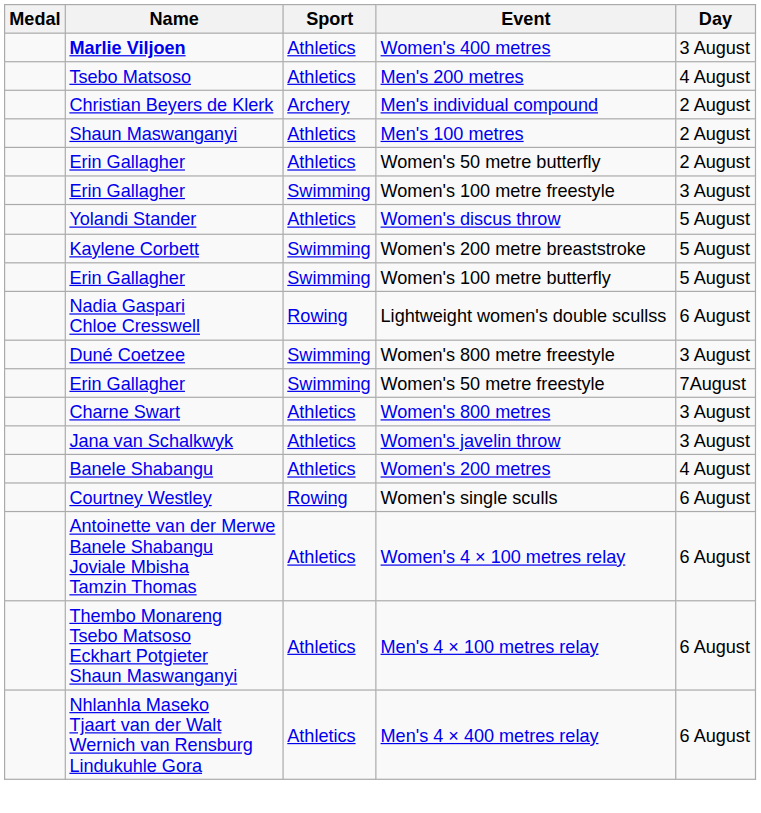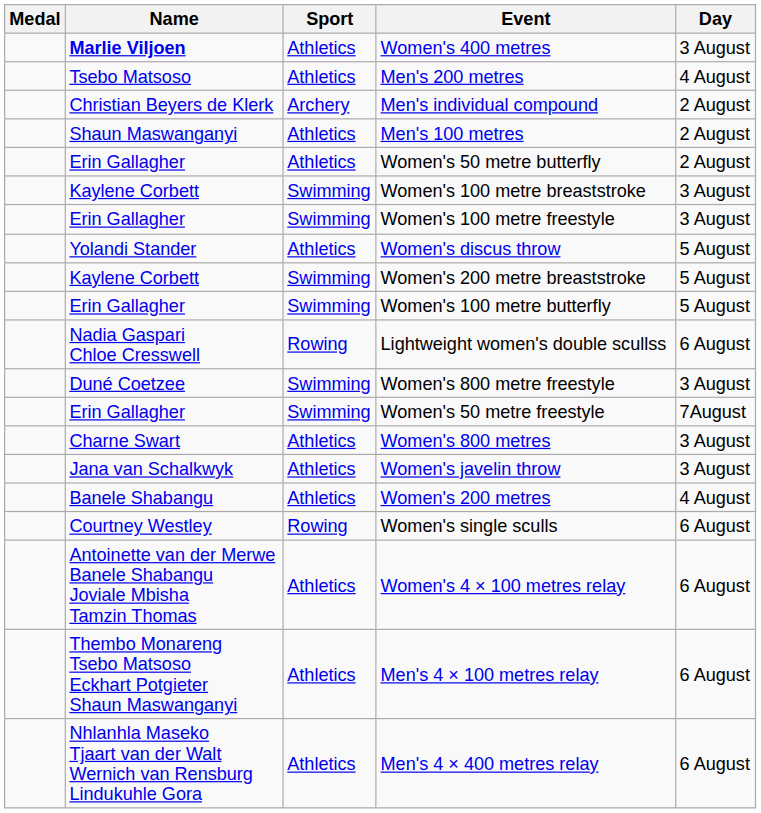+ row: (513, 191)
